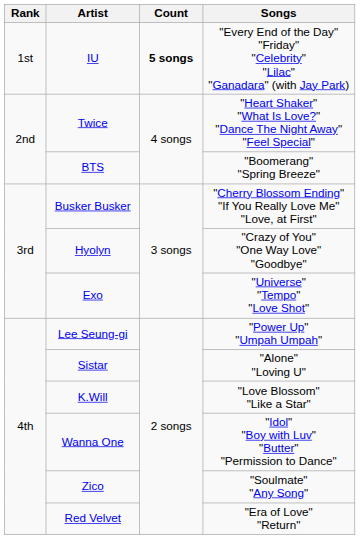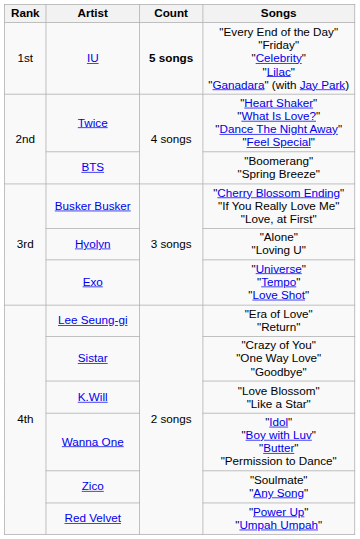(279, 250) "Crazy of You" "One Way Love" "Goodbye" -> (279, 244) "Alone" "Loving U"
(279, 333) "Power Up" "Umpah Umpah" -> (279, 320) "Era of Love" "Return"
(279, 365) "Alone" "Loving U" -> (279, 359) "Crazy of You" "One Way Love" "Goodbye"
(279, 518) "Era of Love" "Return" -> (279, 518) "Power Up" "Umpah Umpah"
